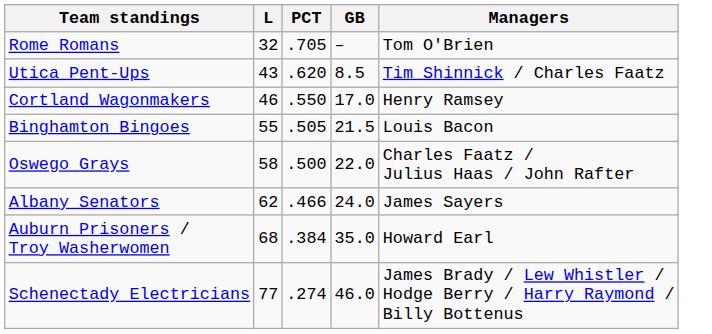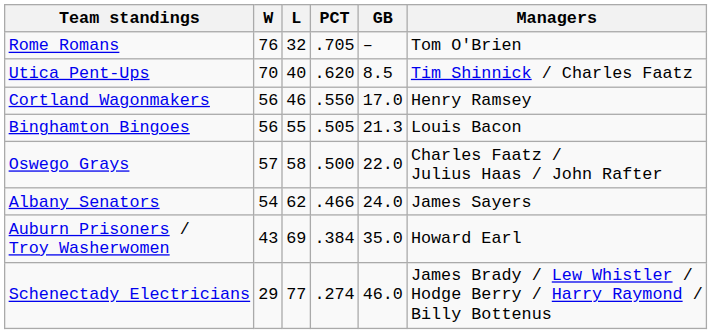+ column: (268, 18)
(268, 73) 43 -> (296, 73) 40
(355, 128) 21.5 -> (383, 128) 21.3
(268, 239) 68 -> (296, 239) 69
